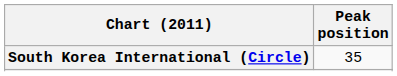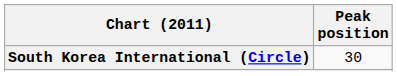(353, 58) 35 -> (353, 58) 30
